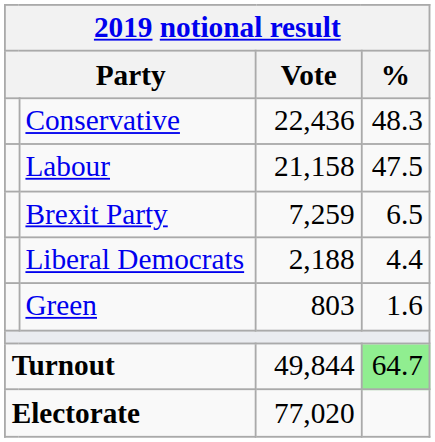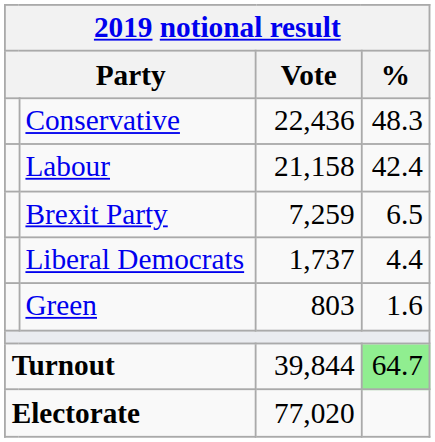(397, 167) 47.5 -> (397, 167) 42.4
(322, 259) 2,188 -> (322, 259) 1,737
(314, 366) 49,844 -> (314, 366) 39,844
